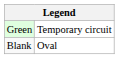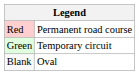+ row: (15, 29)
